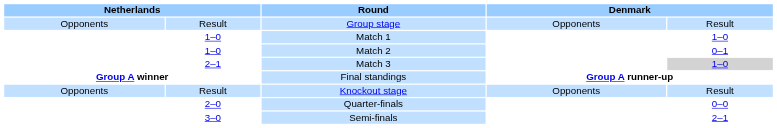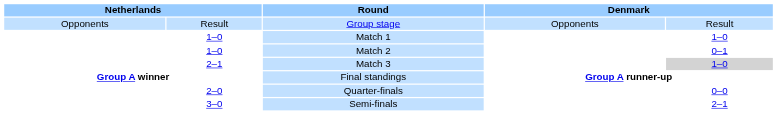- row: (373, 91)
